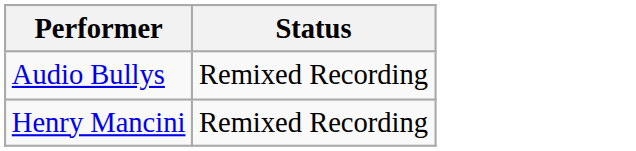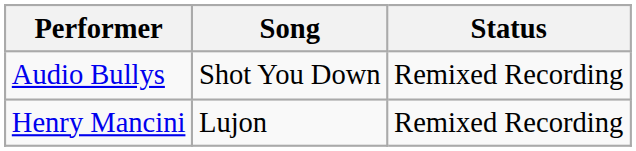+ column: (290, 27)
